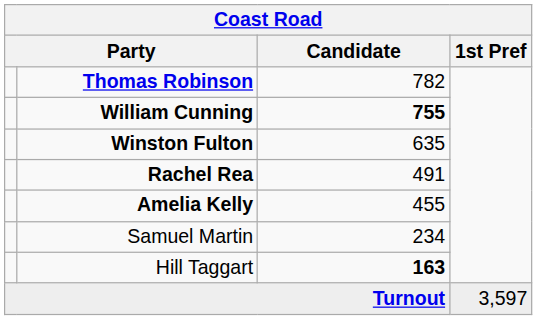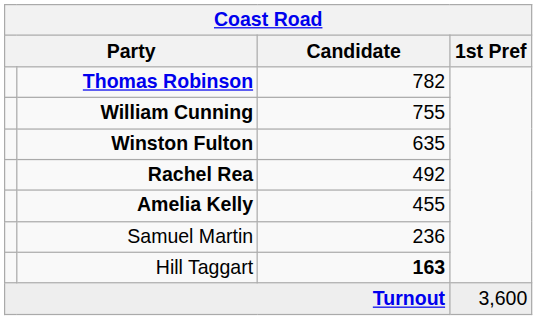(429, 112) bold -> (429, 112) normal
(429, 174) 491 -> (429, 174) 492
(429, 236) 234 -> (429, 236) 236
(503, 298) 3,597 -> (503, 298) 3,600
